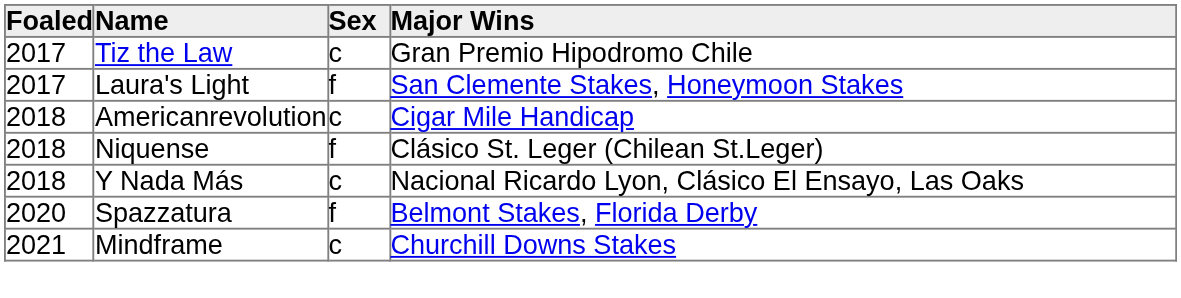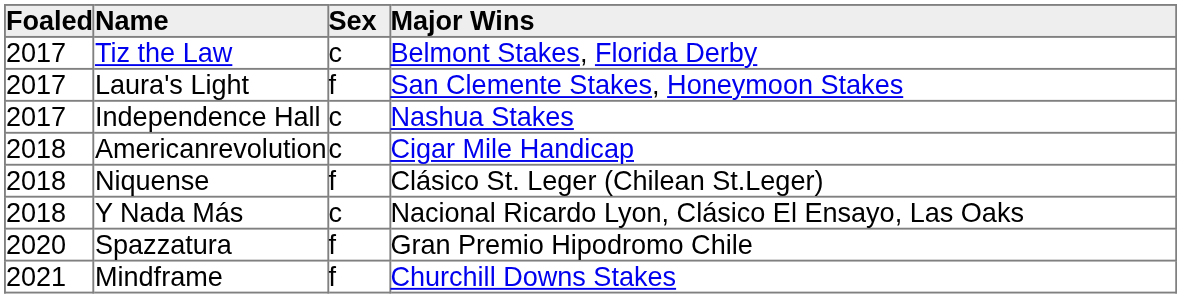(572, 53) Gran Premio Hipodromo Chile -> (574, 53) Belmont Stakes, Florida Derby
+ row: (208, 117)
(574, 213) Belmont Stakes, Florida Derby -> (572, 245) Gran Premio Hipodromo Chile
(335, 245) c -> (332, 277) f
